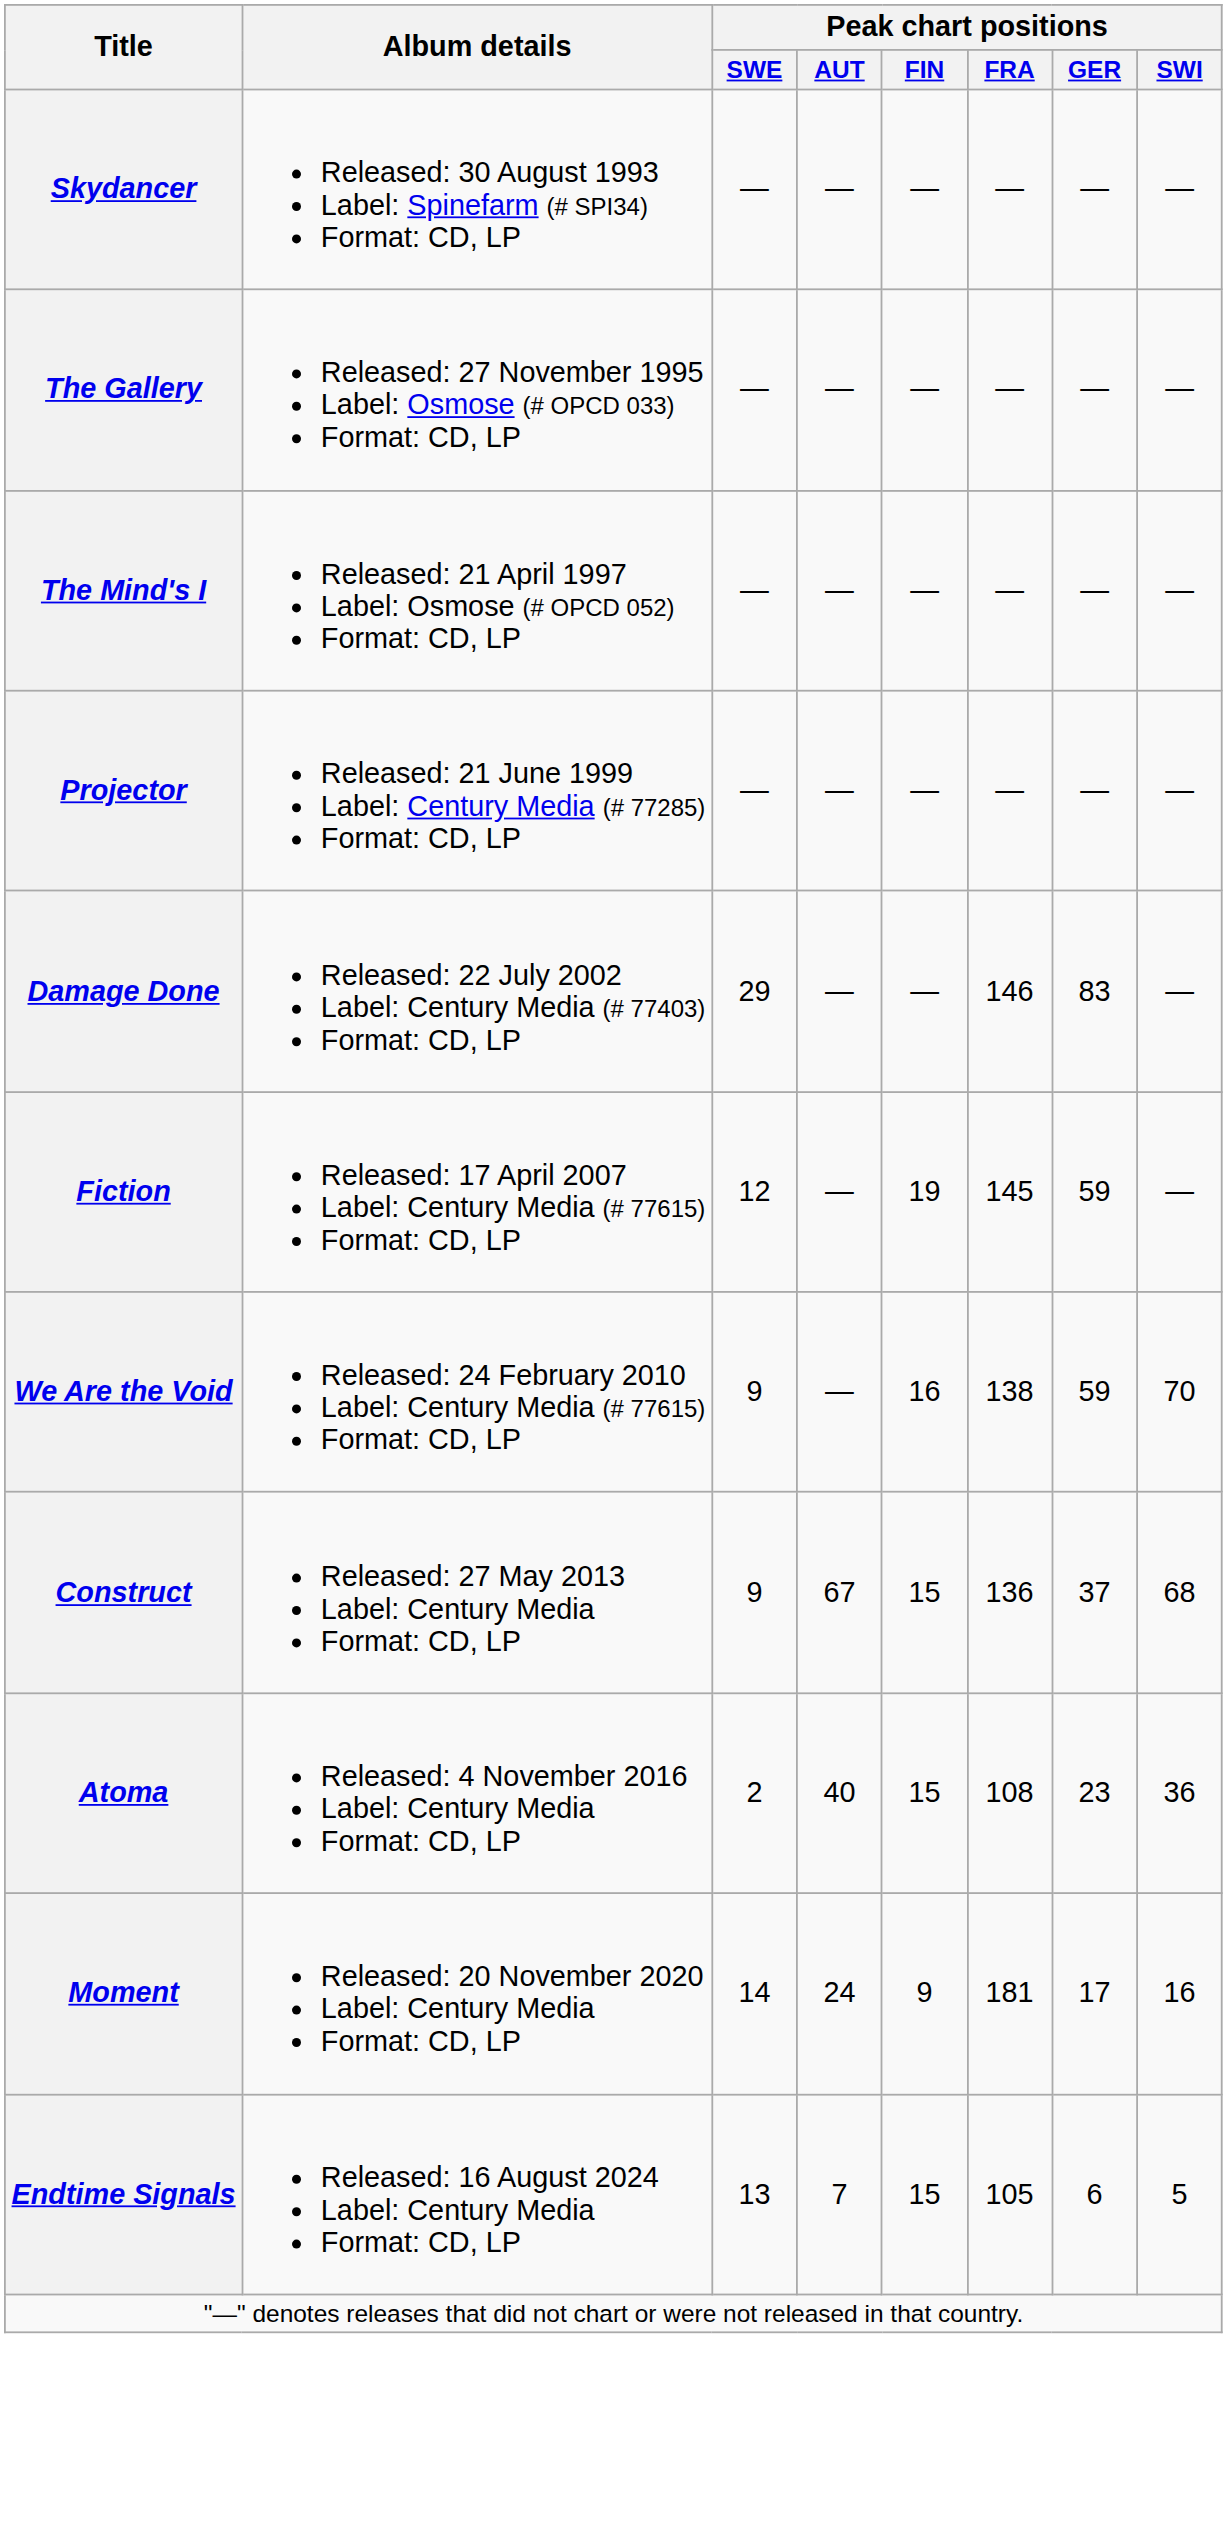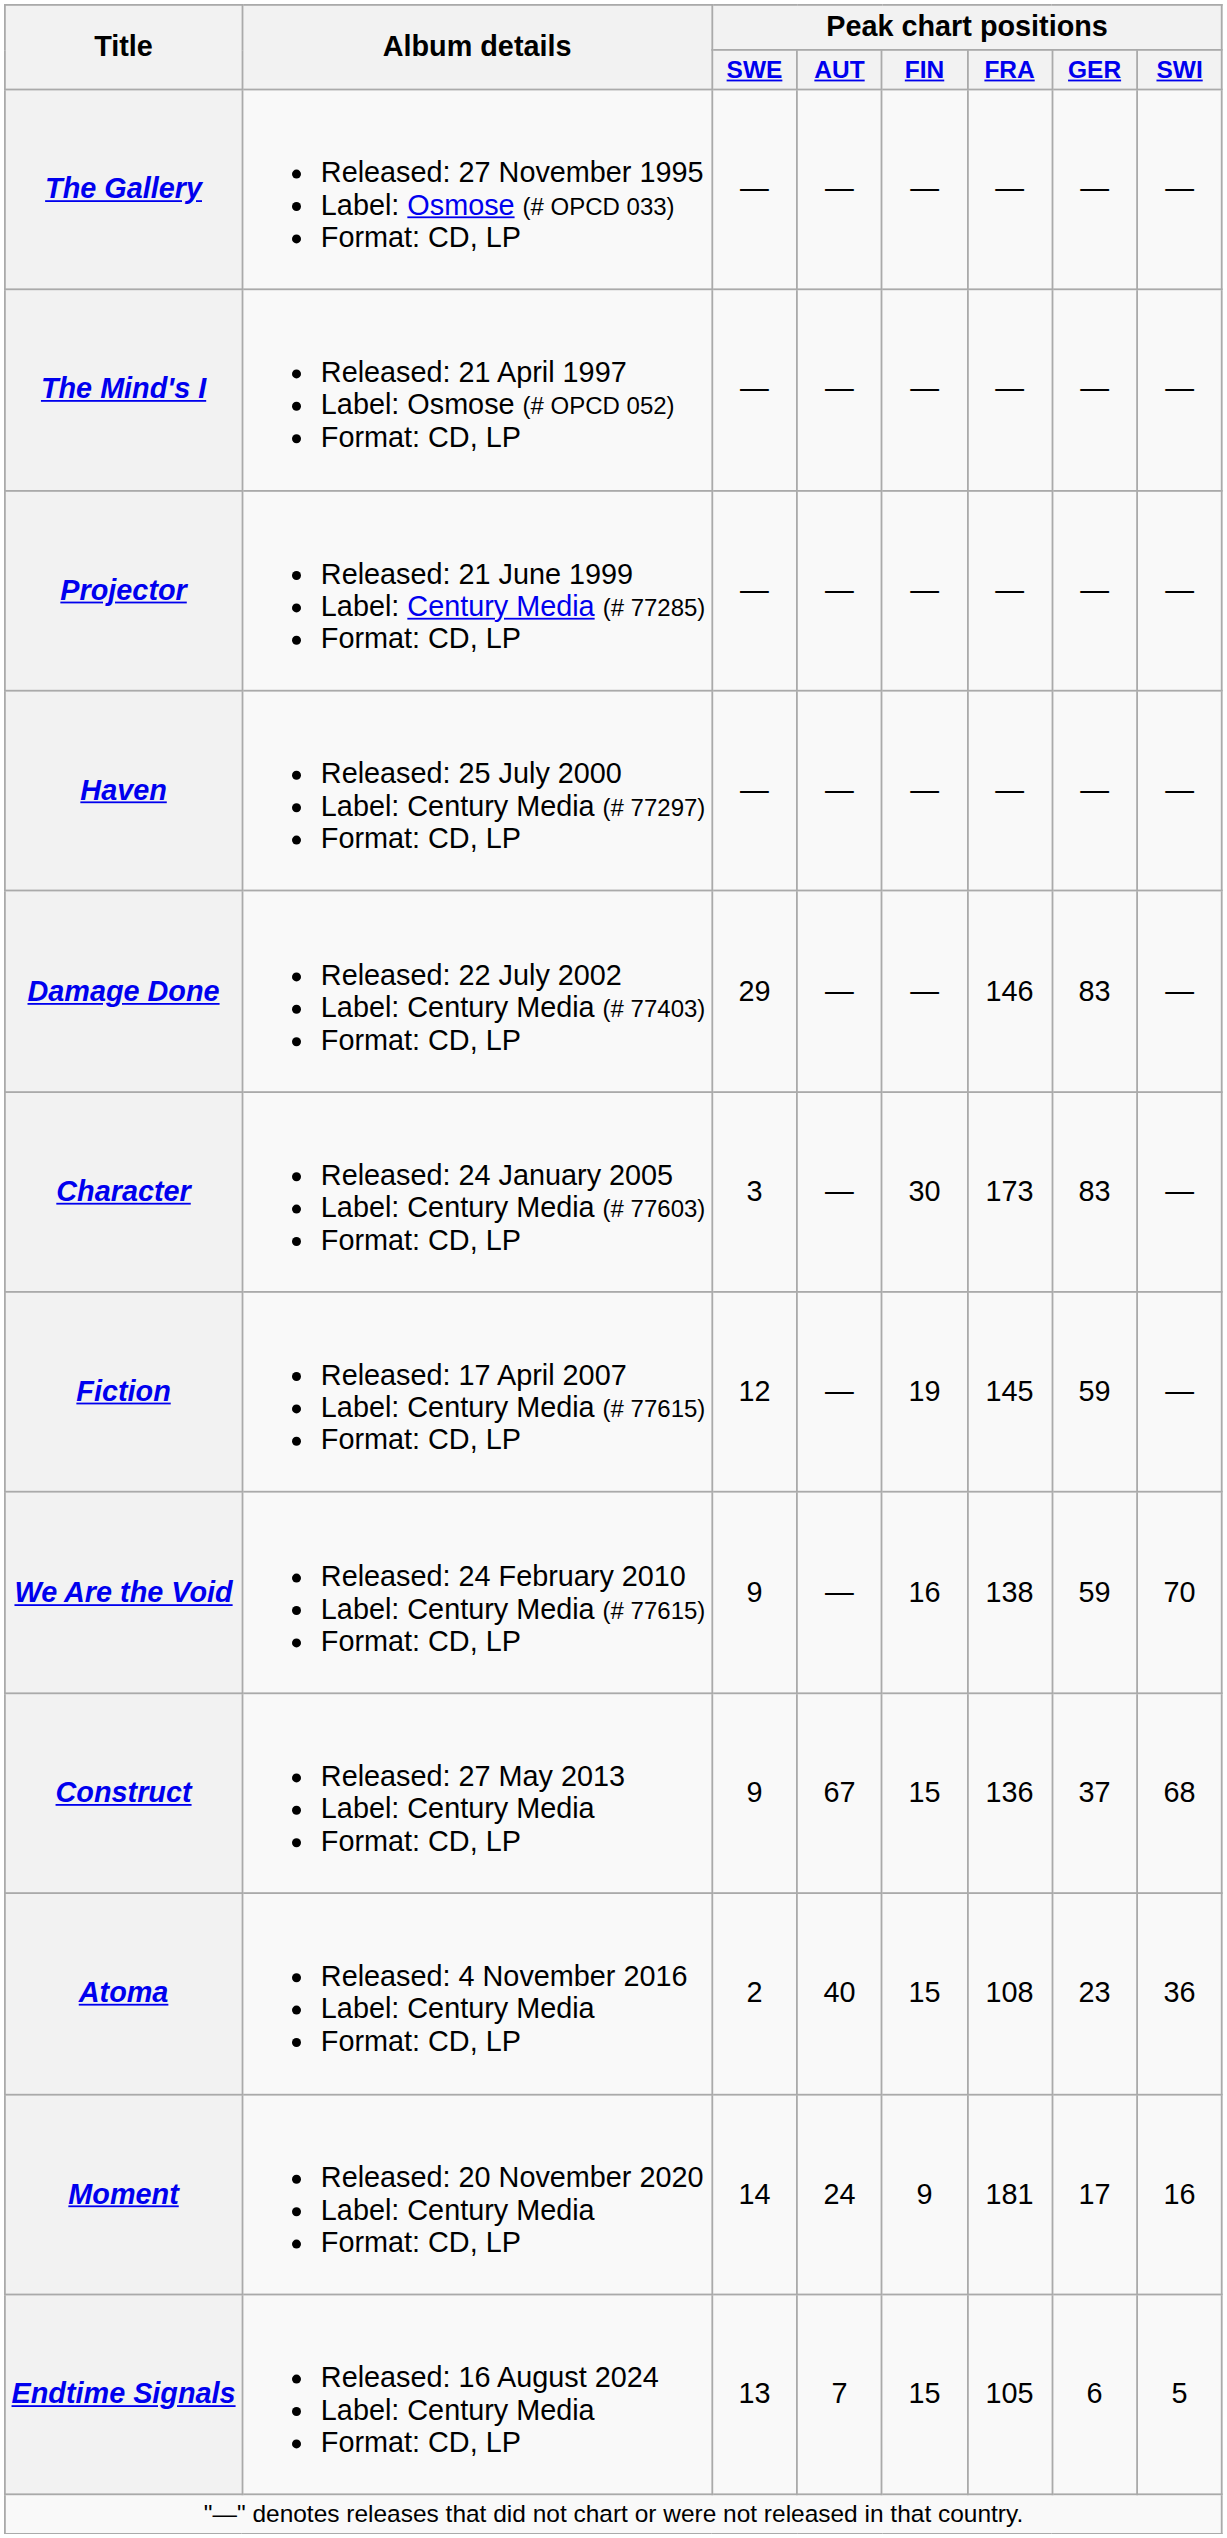- row: (124, 188)
+ row: (124, 790)
+ row: (124, 1191)
